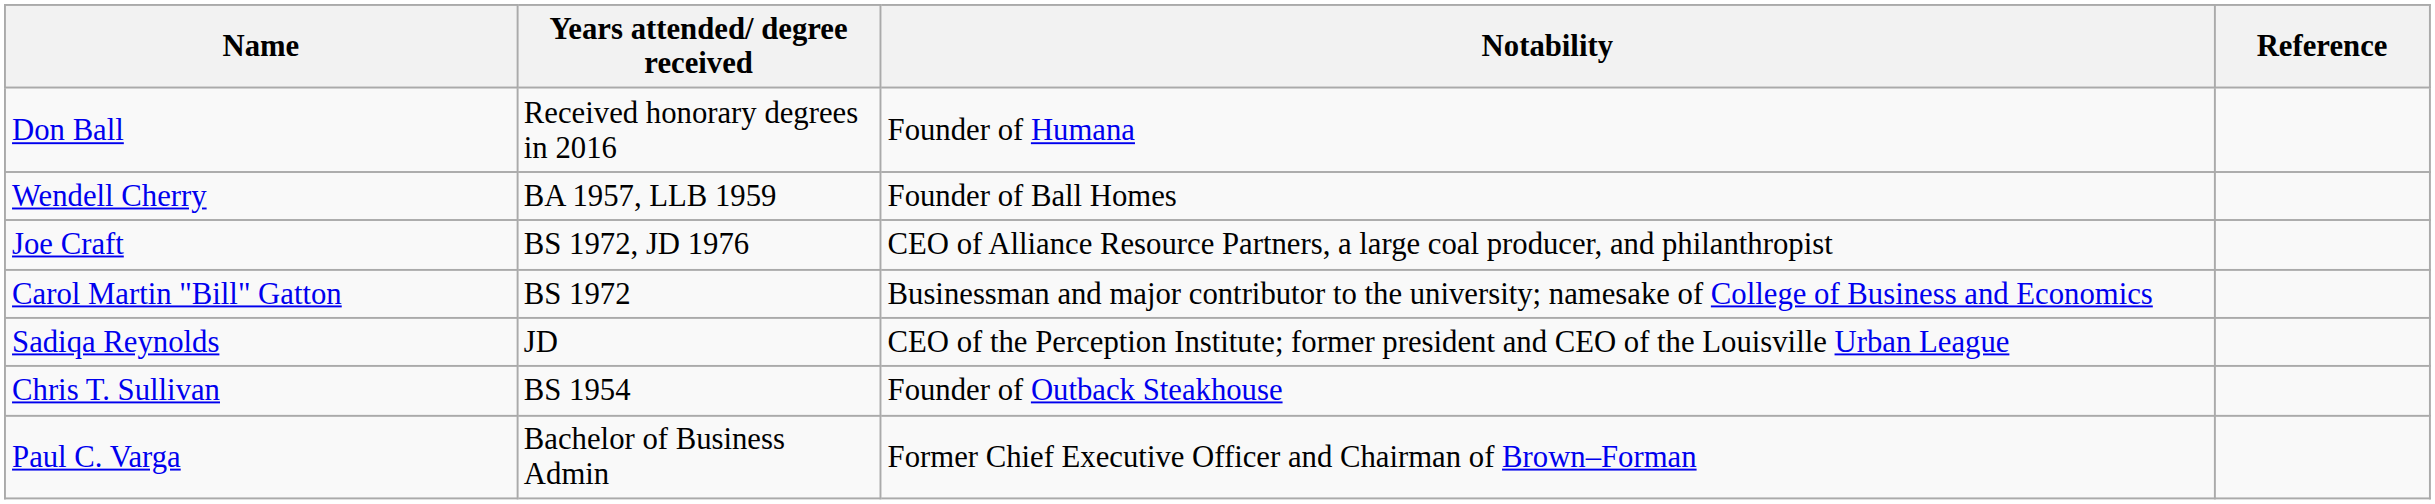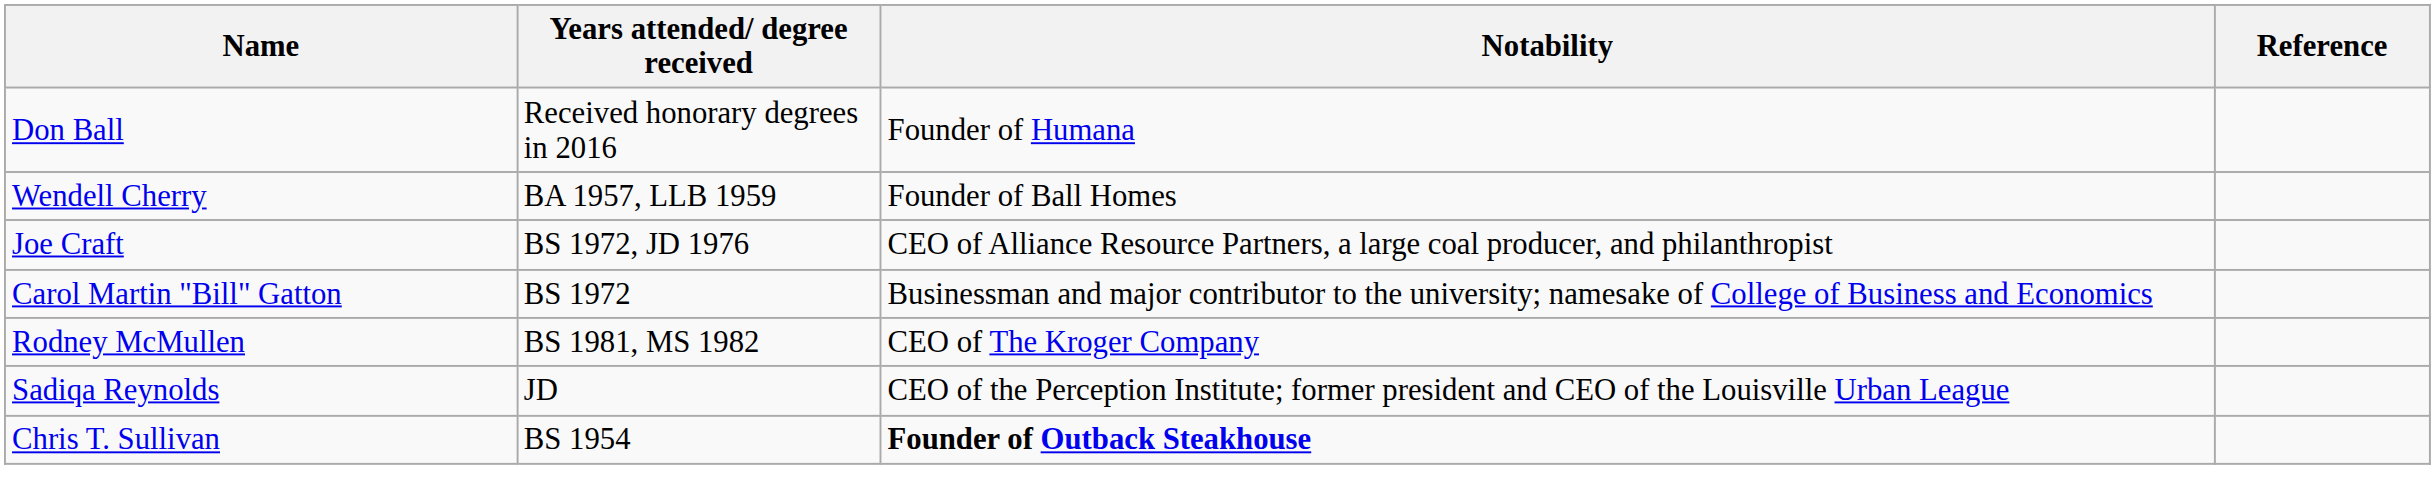+ row: (129, 341)
(1085, 390) normal -> (1099, 439) bold
- row: (96, 456)
